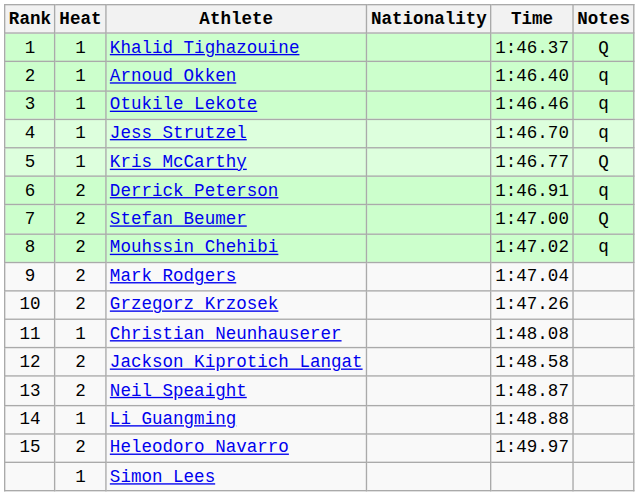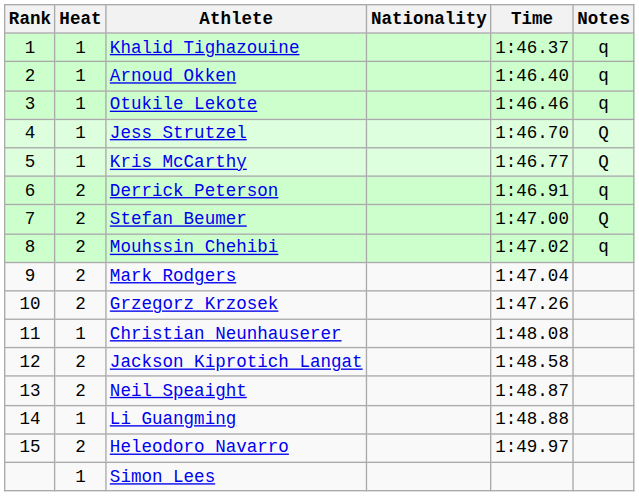(604, 48) Q -> (604, 48) q
(604, 133) q -> (604, 133) Q
